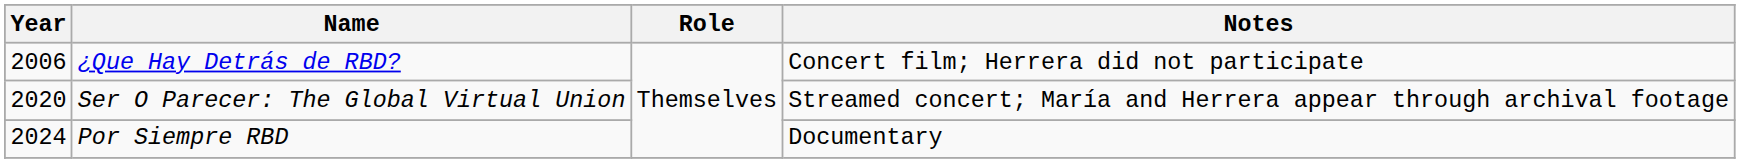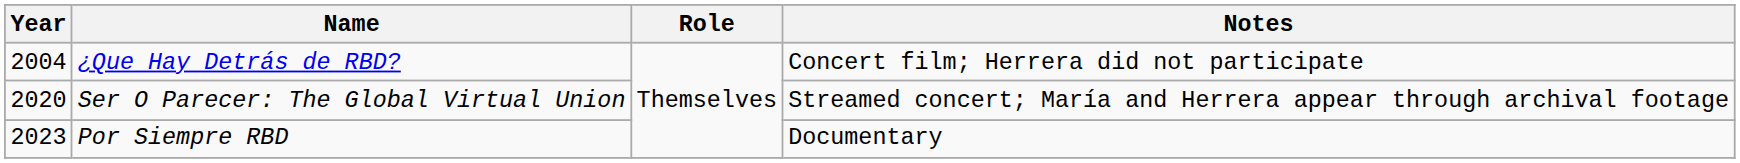(39, 62) 2006 -> (39, 62) 2004
(39, 138) 2024 -> (39, 138) 2023
